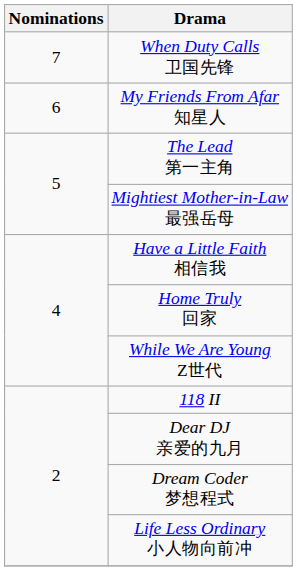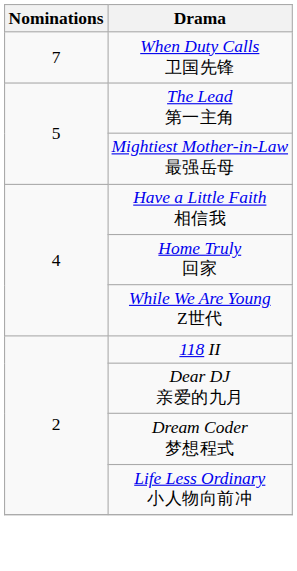- row: (200, 106)
